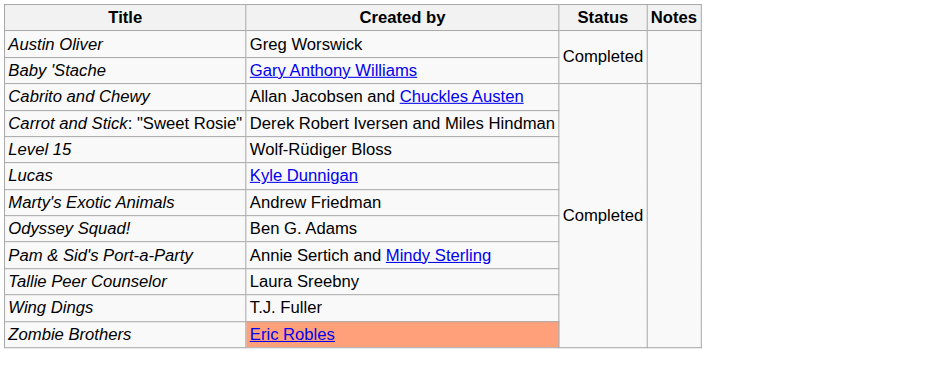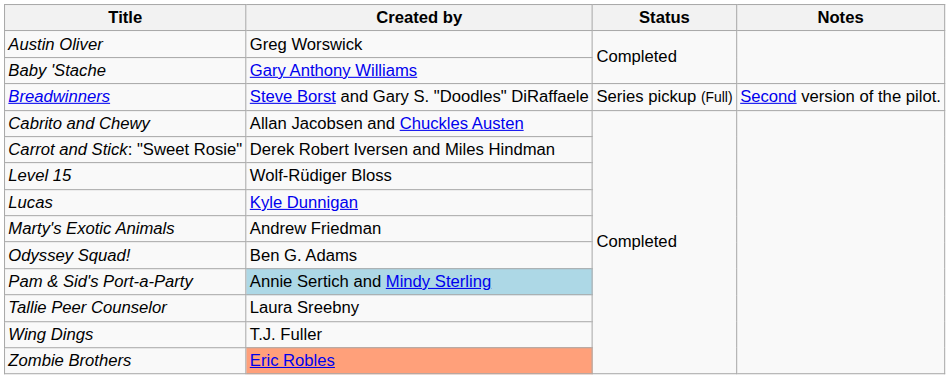+ row: (59, 96)
(371, 255) no background -> (371, 281) lightblue background
